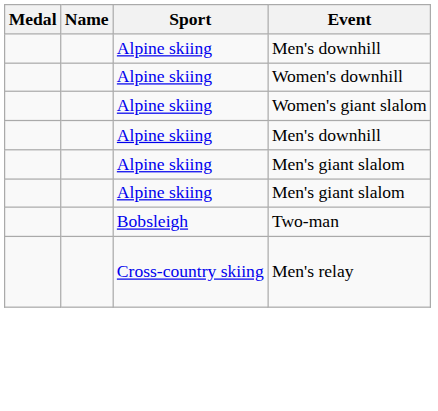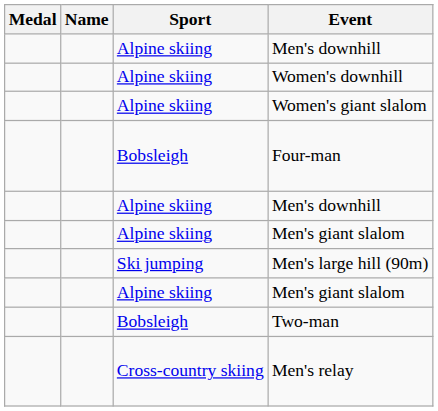+ row: (152, 156)
+ row: (160, 263)
